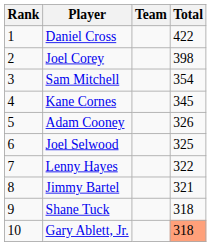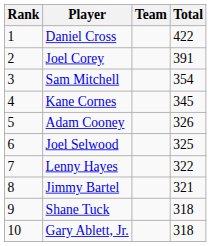(183, 58) 398 -> (183, 58) 391
(183, 230) lightsalmon background -> (183, 230) no background
